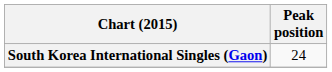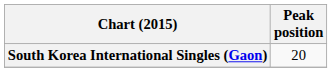(299, 55) 24 -> (299, 55) 20
